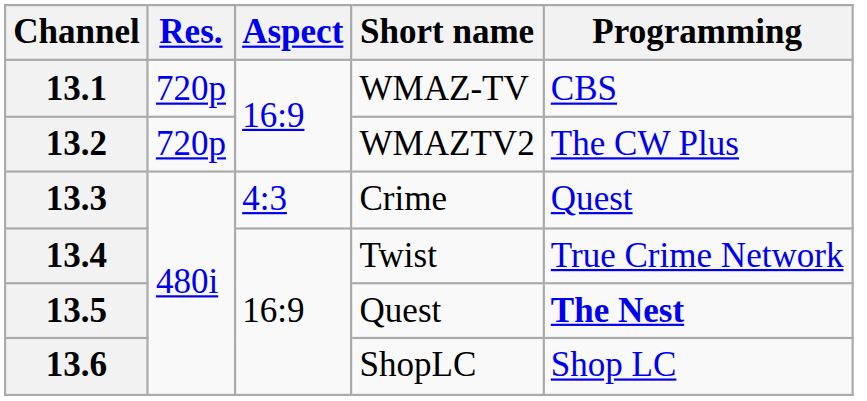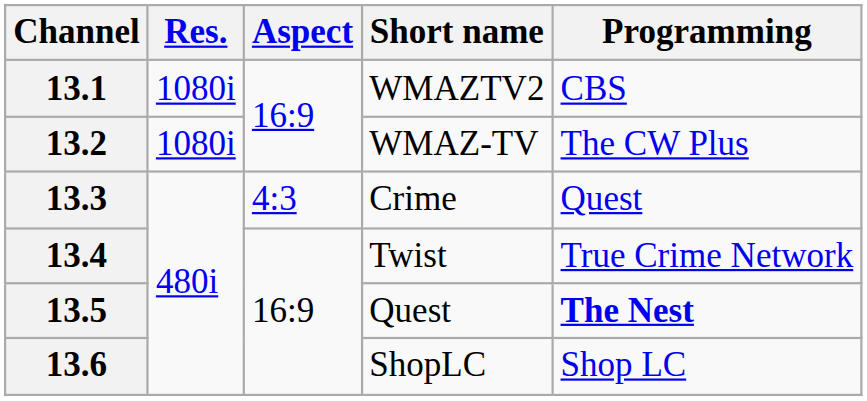(191, 87) 720p -> (196, 87) 1080i
(444, 87) WMAZ-TV -> (457, 87) WMAZTV2
(191, 143) 720p -> (196, 143) 1080i
(447, 143) WMAZTV2 -> (454, 143) WMAZ-TV
